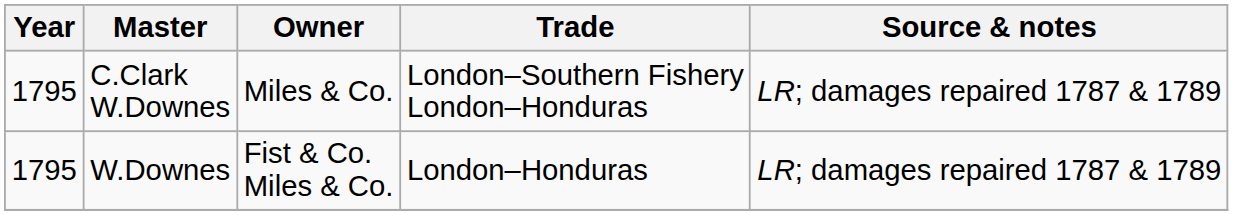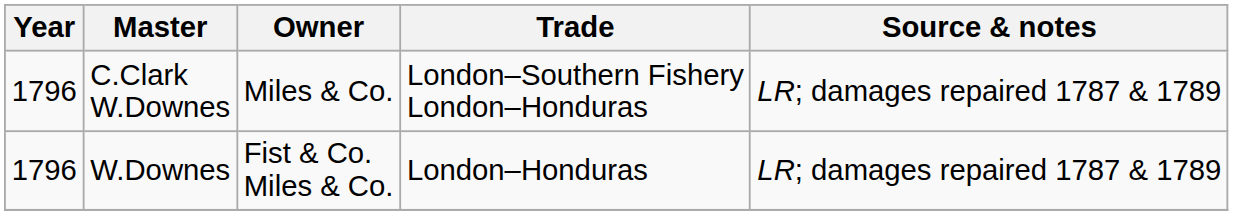(44, 90) 1795 -> (44, 90) 1796
(44, 170) 1795 -> (44, 170) 1796
